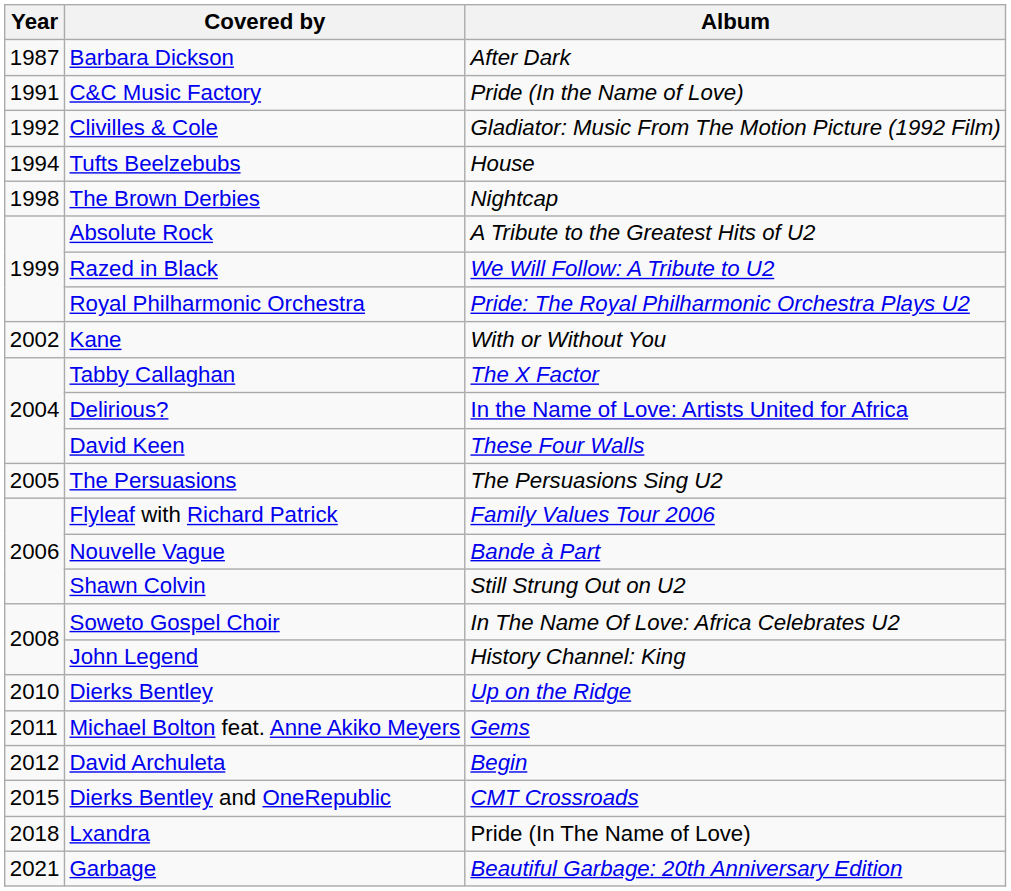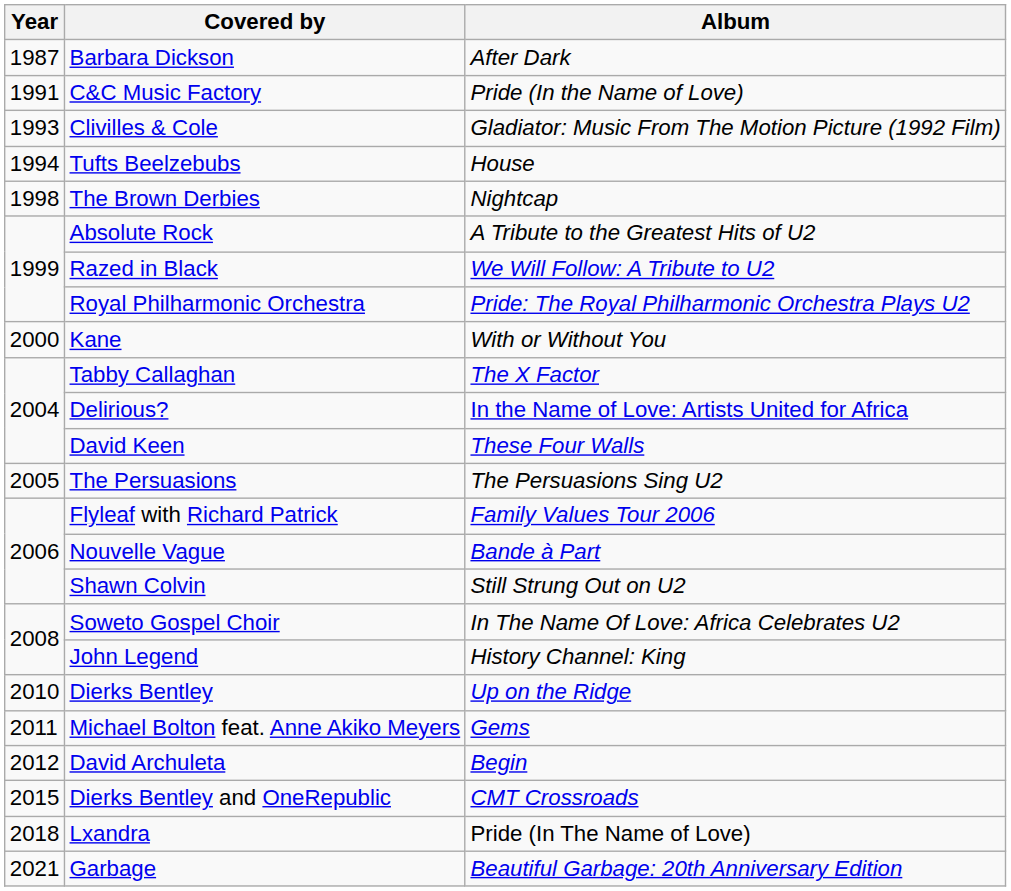(35, 127) 1992 -> (35, 127) 1993
(35, 339) 2002 -> (35, 339) 2000
